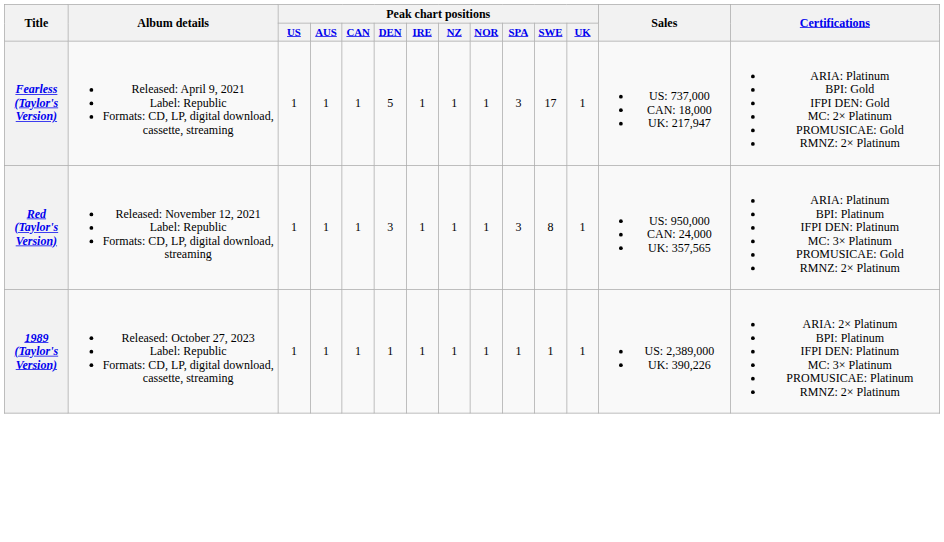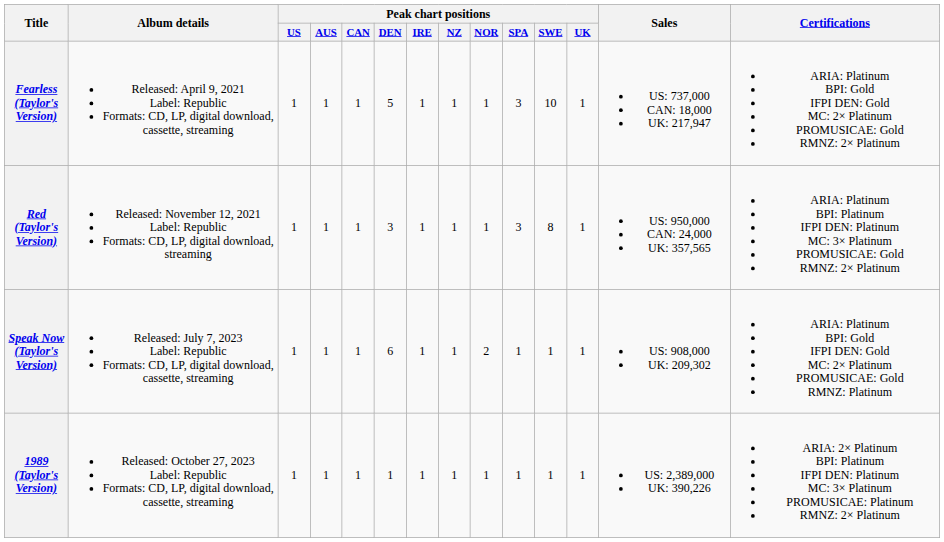(550, 103) 17 -> (550, 103) 10
+ row: (36, 351)
